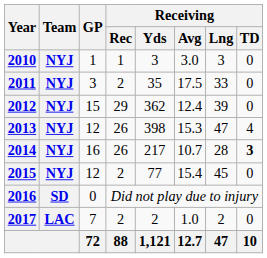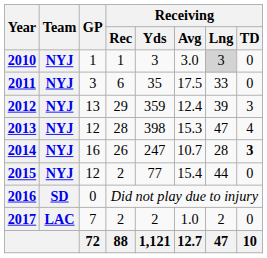(221, 60) no background -> (221, 60) lightgrey background
(121, 83) 2 -> (121, 83) 6
(93, 106) 15 -> (93, 106) 13
(155, 106) 362 -> (155, 106) 359
(250, 106) 0 -> (250, 106) 3
(121, 128) 26 -> (121, 128) 28
(155, 151) 217 -> (155, 151) 247
(221, 173) 45 -> (221, 173) 44
